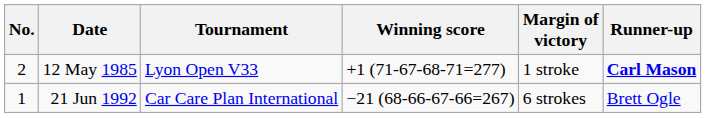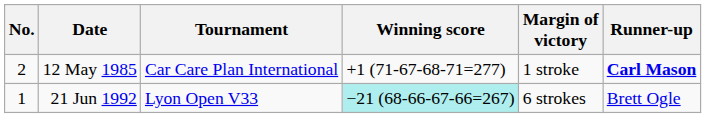(202, 69) Lyon Open V33 -> (242, 69) Car Care Plan International
(242, 98) Car Care Plan International -> (202, 98) Lyon Open V33
(430, 98) no background -> (430, 98) paleturquoise background
